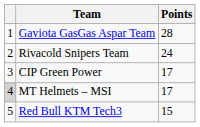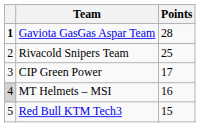(10, 33) normal -> (10, 33) bold
(167, 52) 24 -> (167, 52) 25
(167, 91) 17 -> (167, 91) 16
